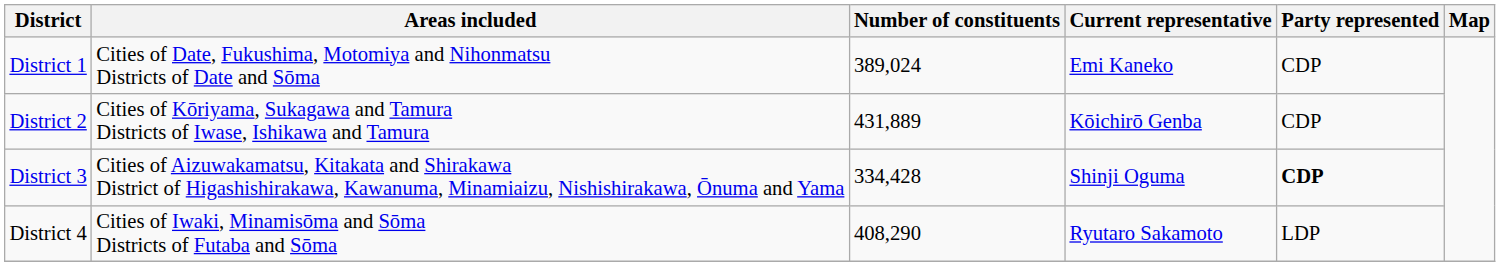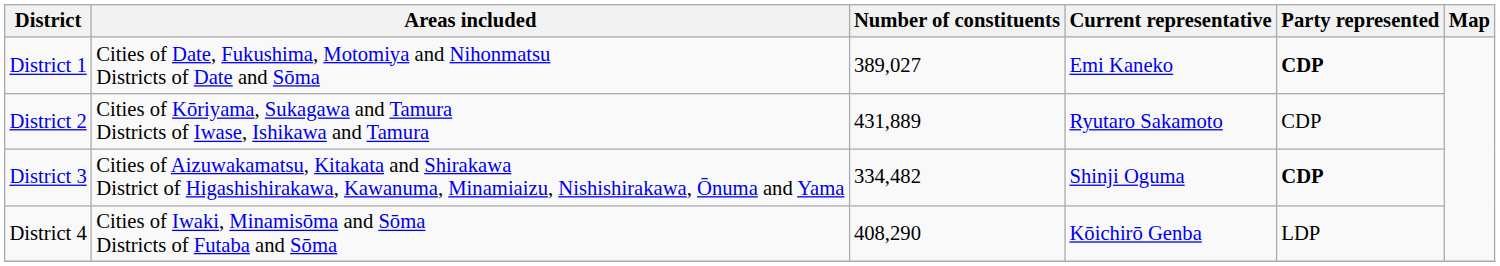(887, 65) 389,024 -> (887, 65) 389,027
(1301, 65) normal -> (1303, 65) bold
(1136, 121) Kōichirō Genba -> (1146, 121) Ryutaro Sakamoto
(887, 177) 334,428 -> (887, 177) 334,482
(1146, 233) Ryutaro Sakamoto -> (1136, 233) Kōichirō Genba
